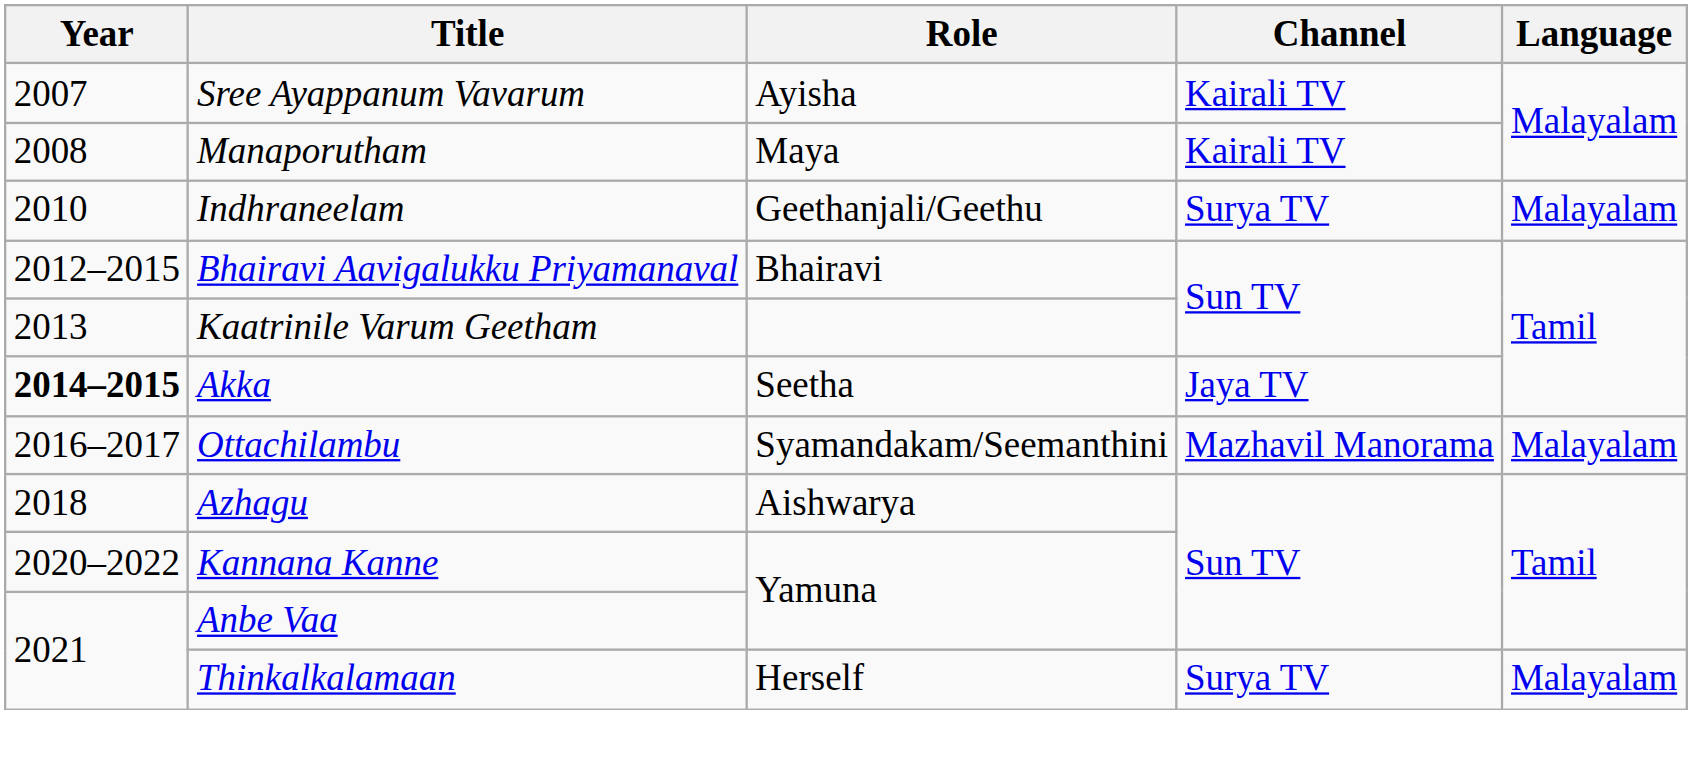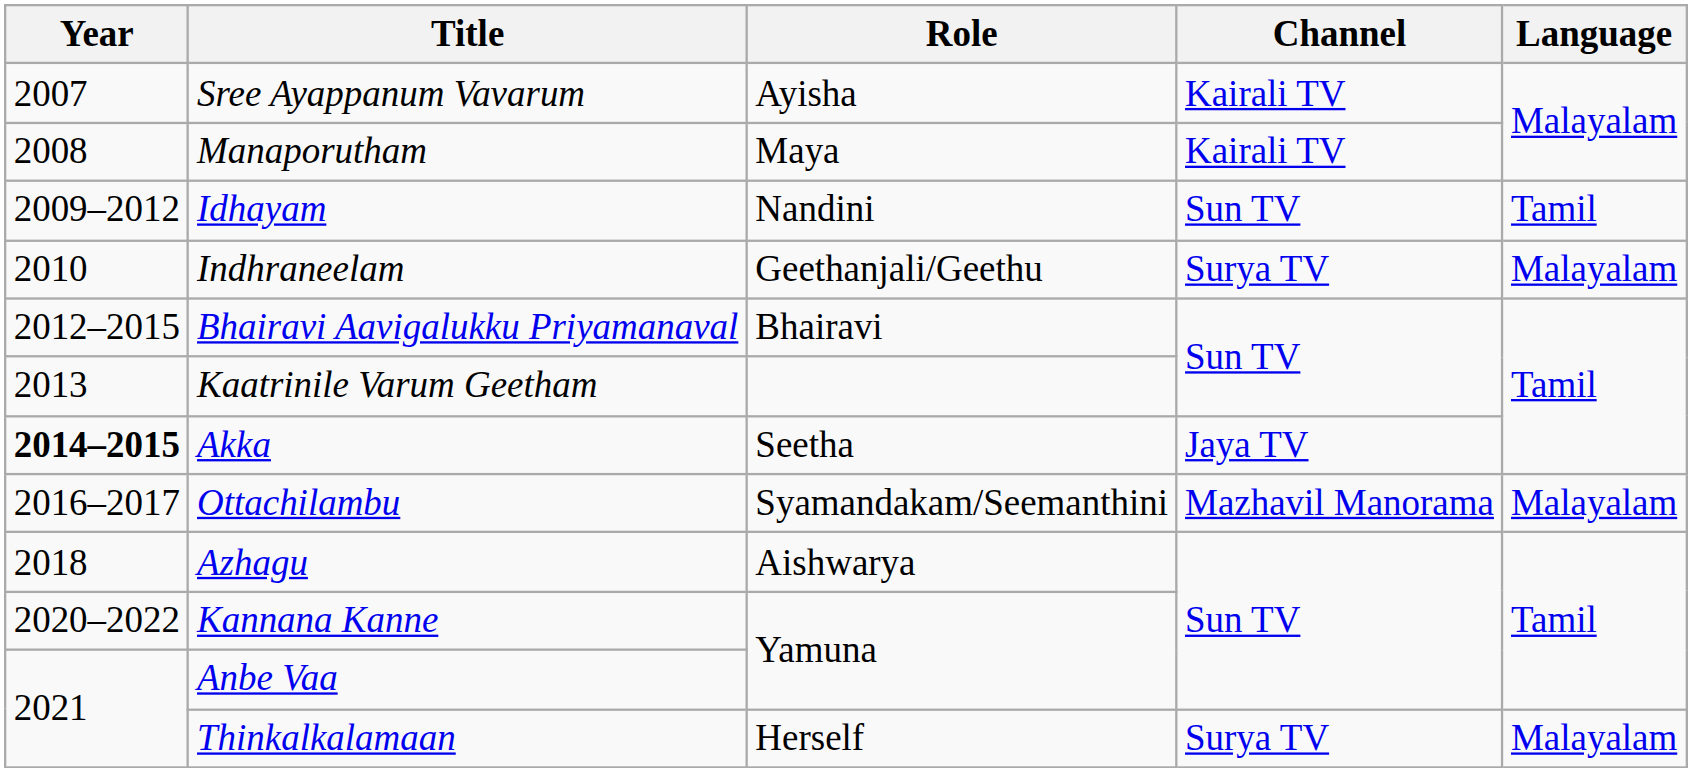+ row: (262, 209)
